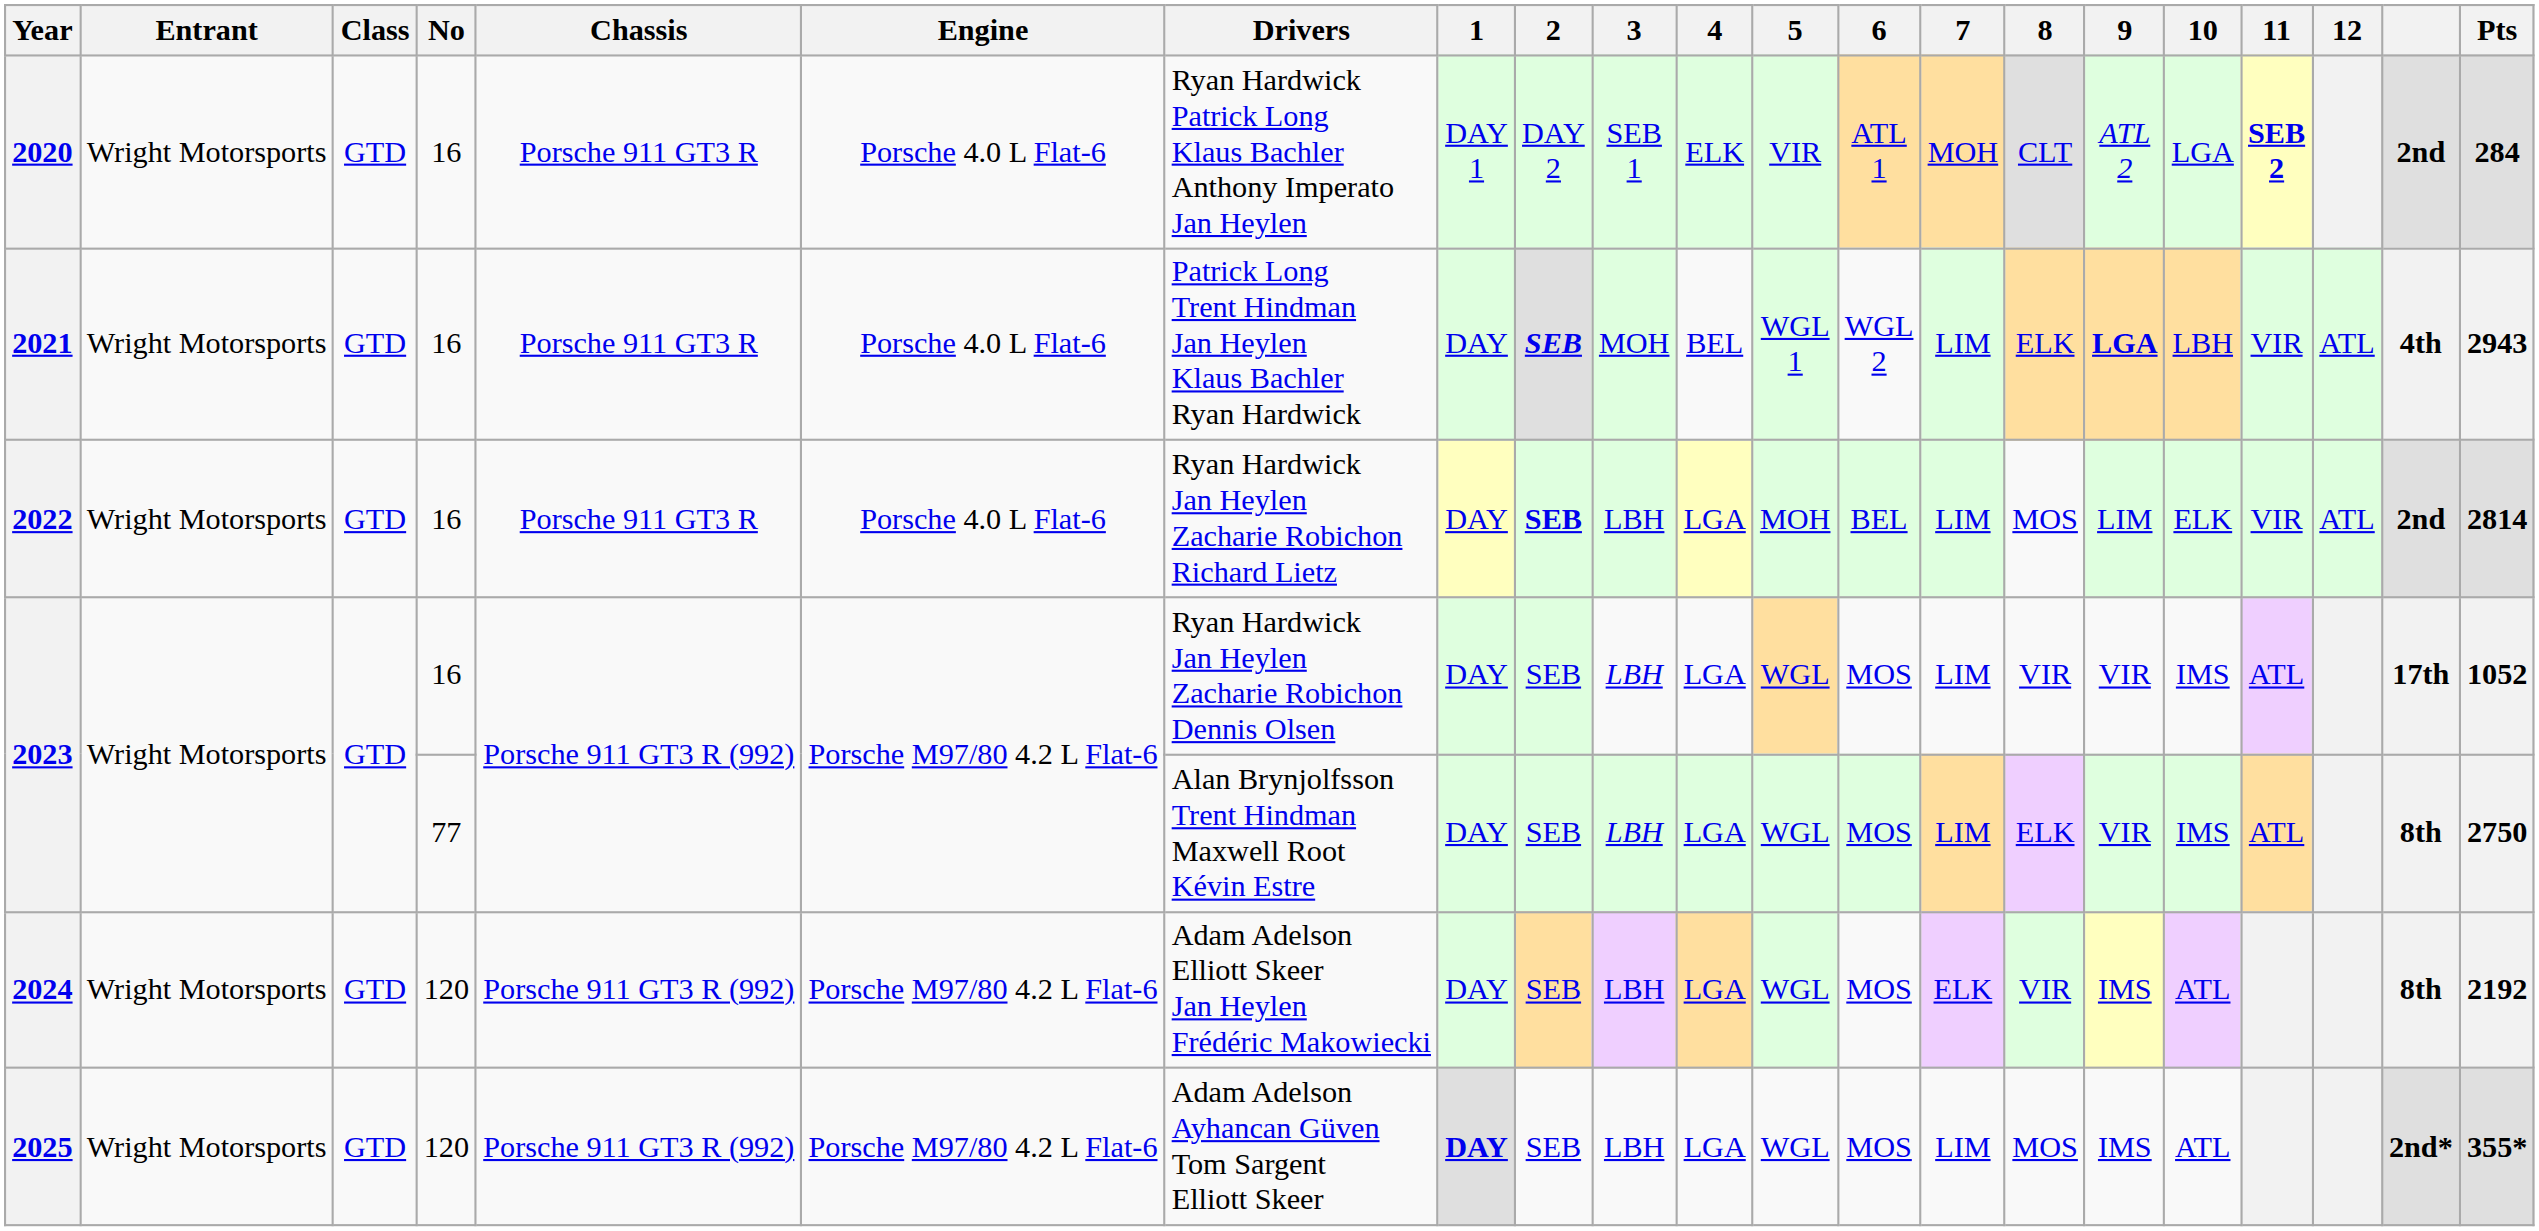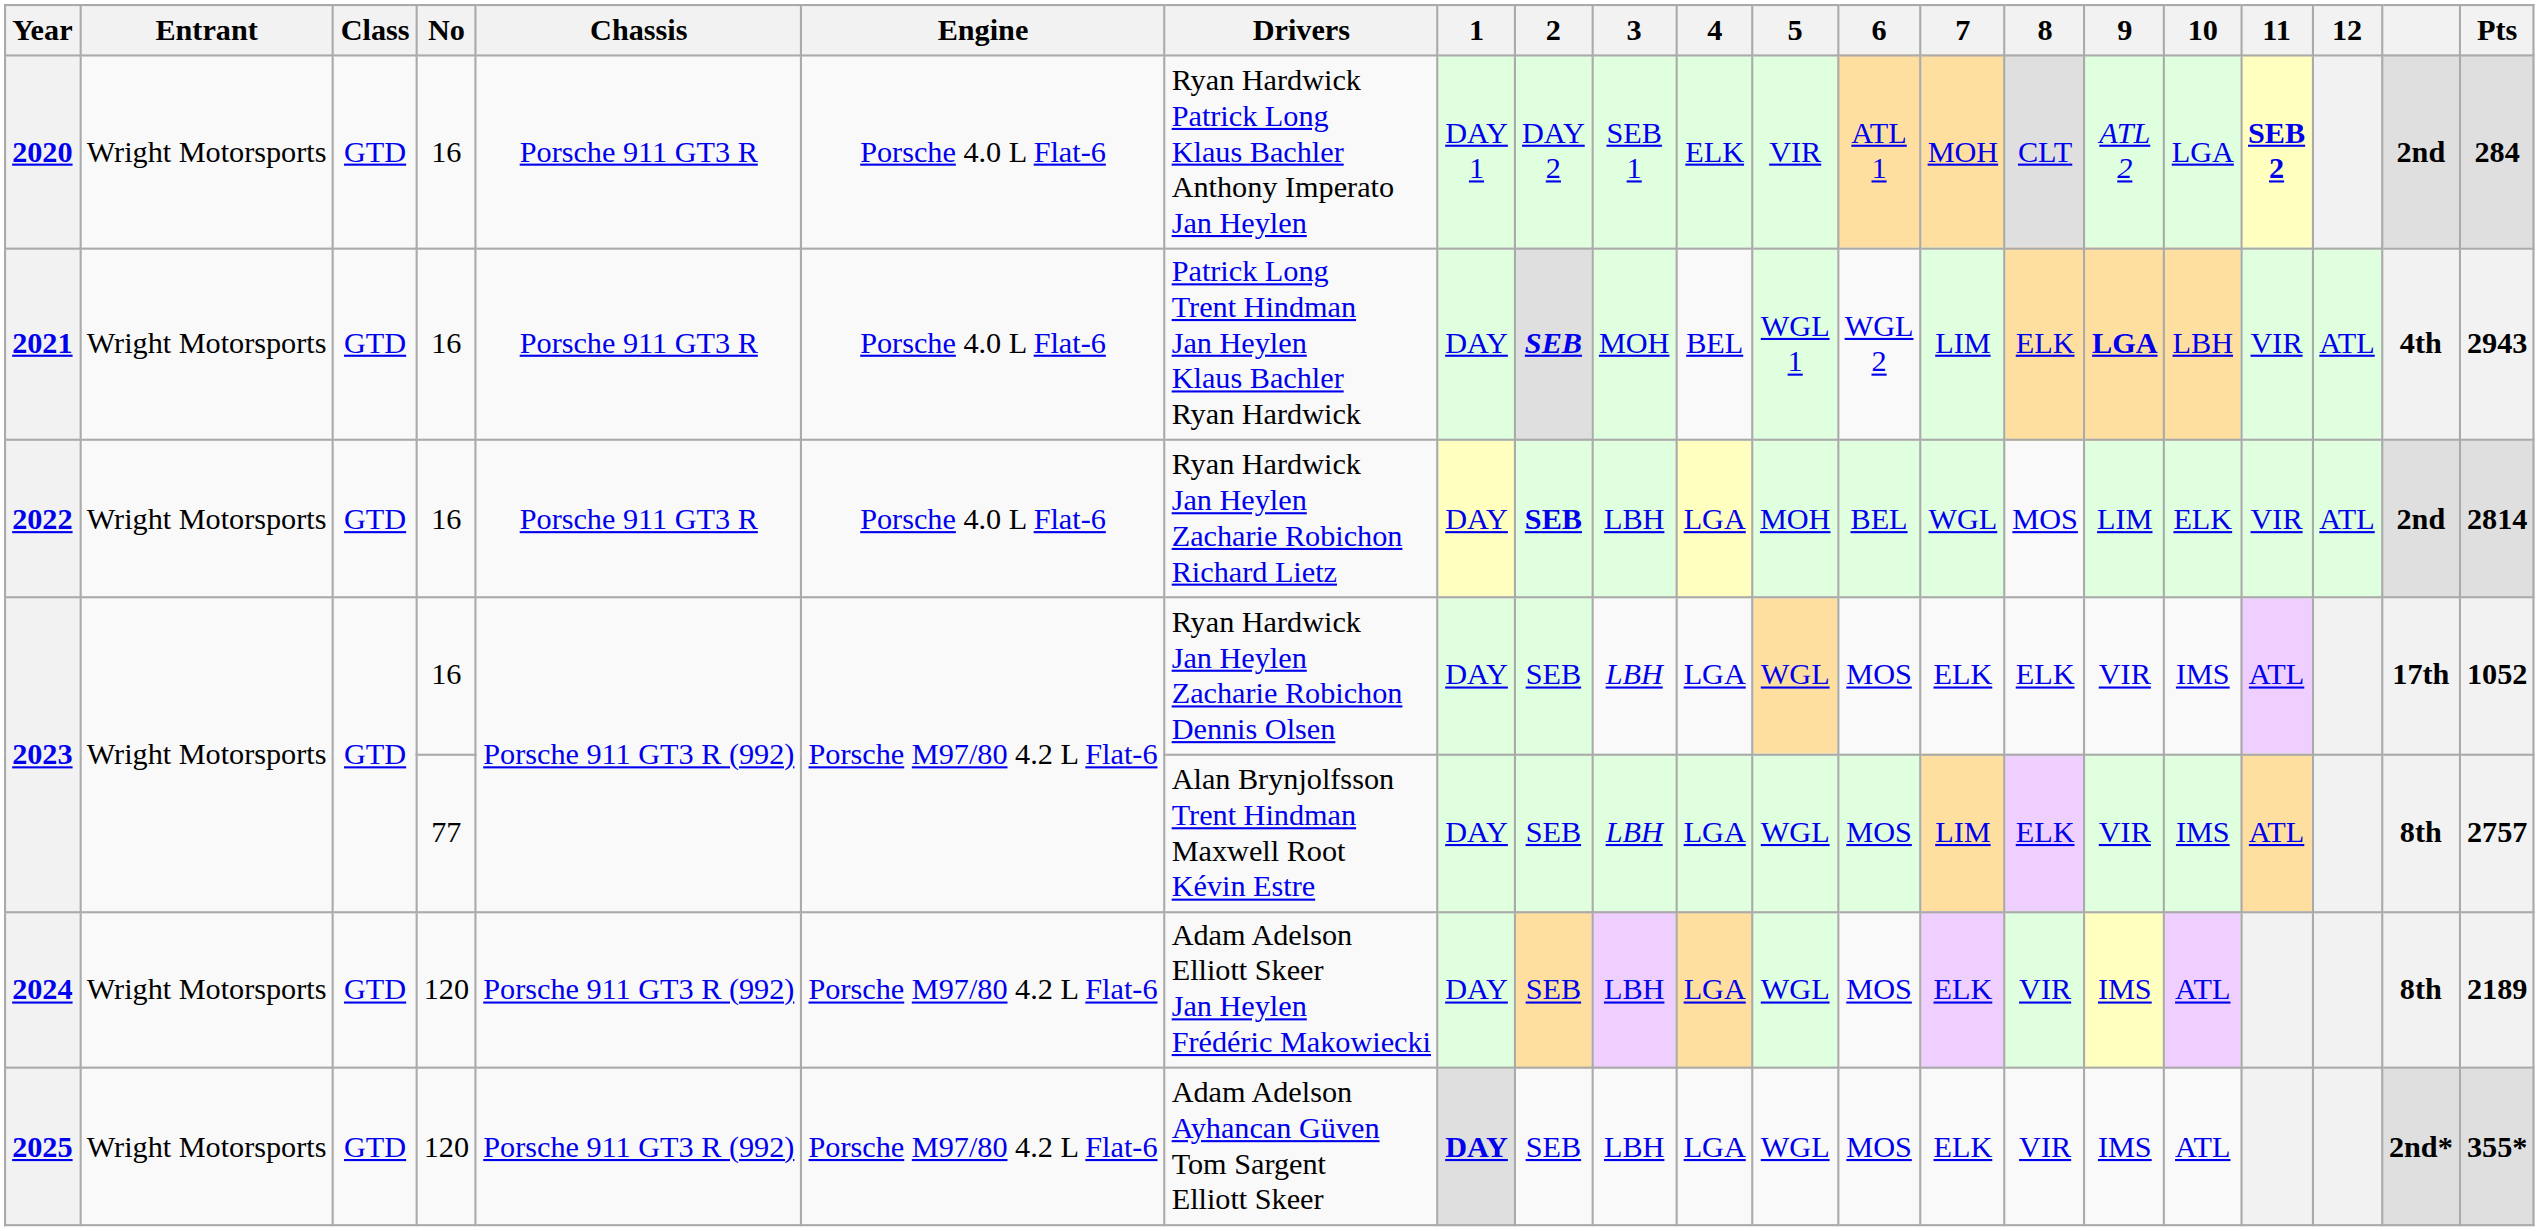(1963, 518) LIM -> (1963, 518) WGL
(1963, 675) LIM -> (1963, 675) ELK
(2045, 675) VIR -> (2045, 675) ELK
(2497, 832) 2750 -> (2497, 832) 2757
(2497, 989) 2192 -> (2497, 989) 2189
(1963, 1146) LIM -> (1963, 1146) ELK
(2045, 1146) MOS -> (2045, 1146) VIR
